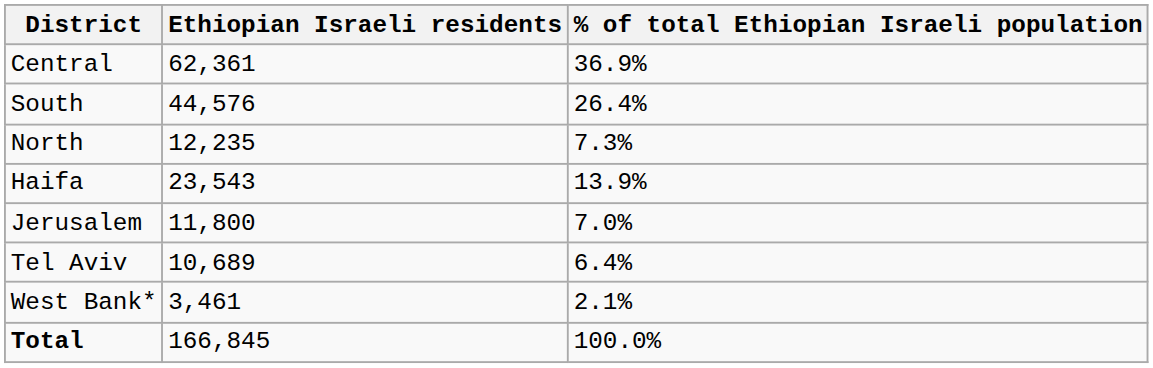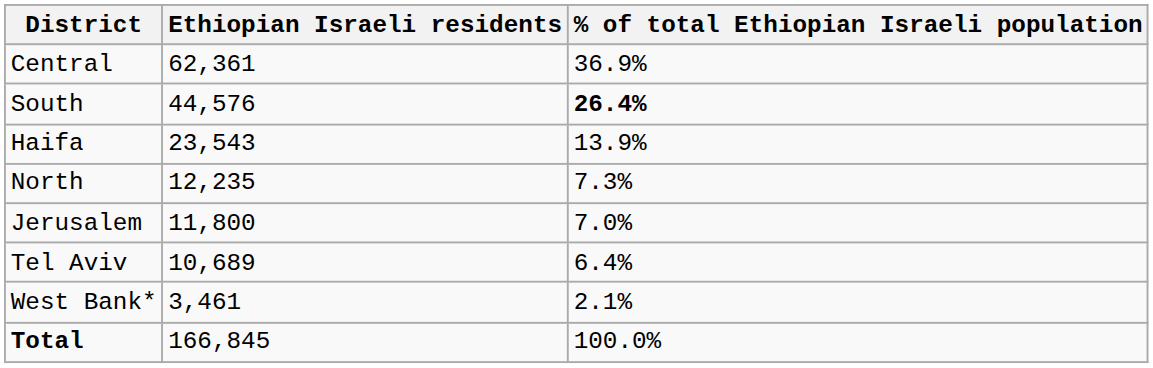(610, 104) normal -> (610, 104) bold
rows swapped: (47, 183) <-> (47, 144)
